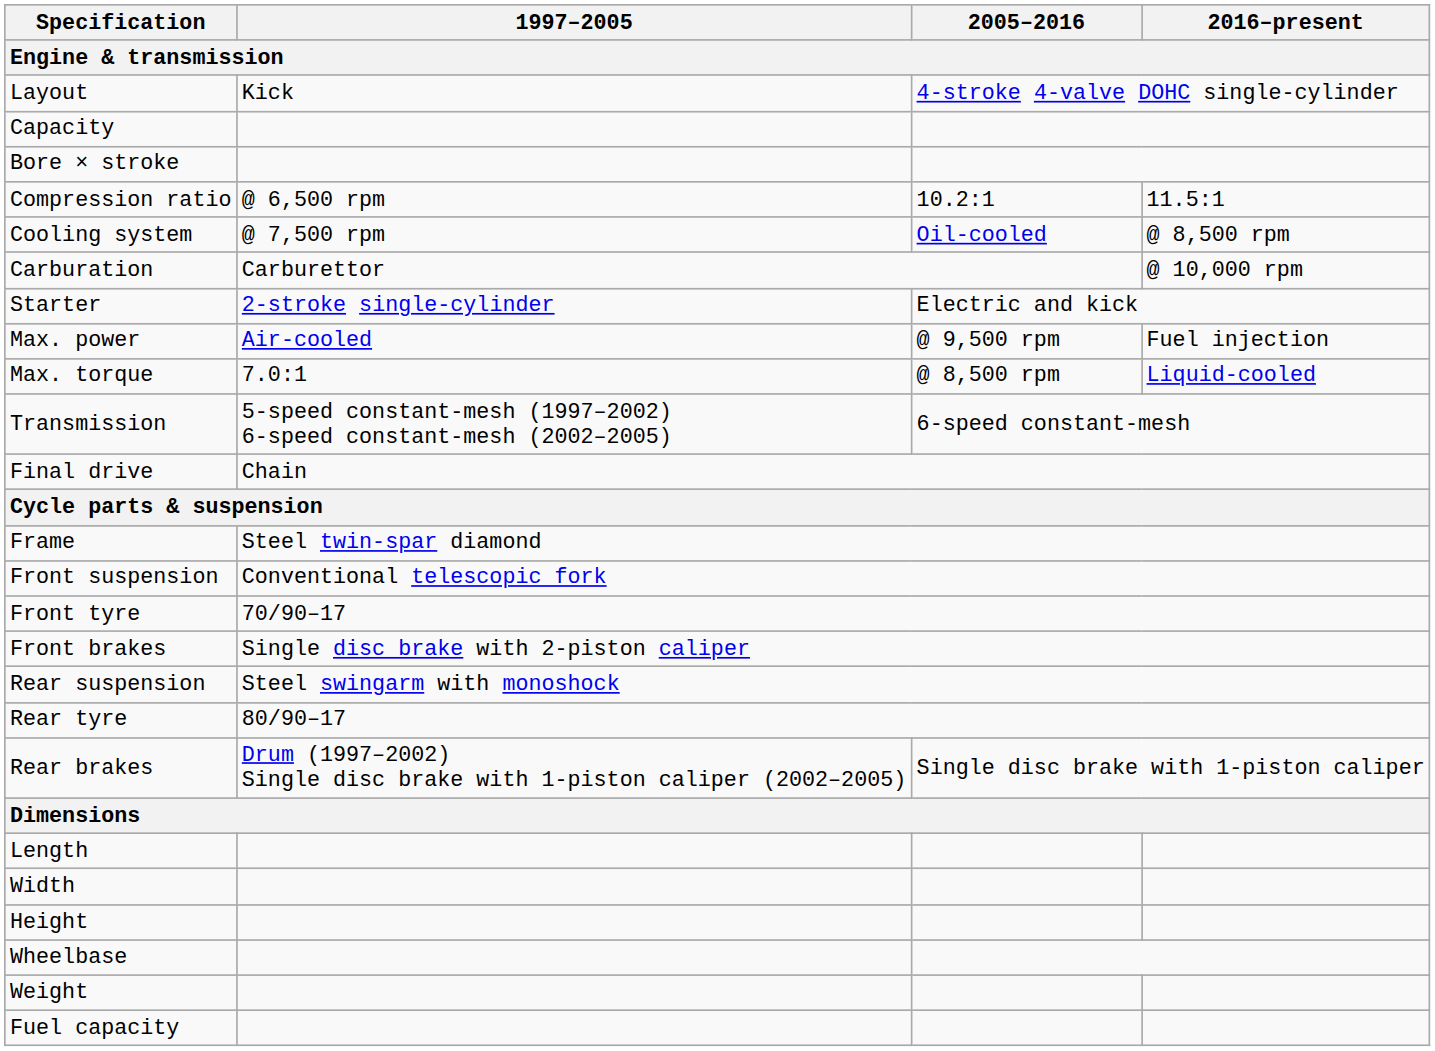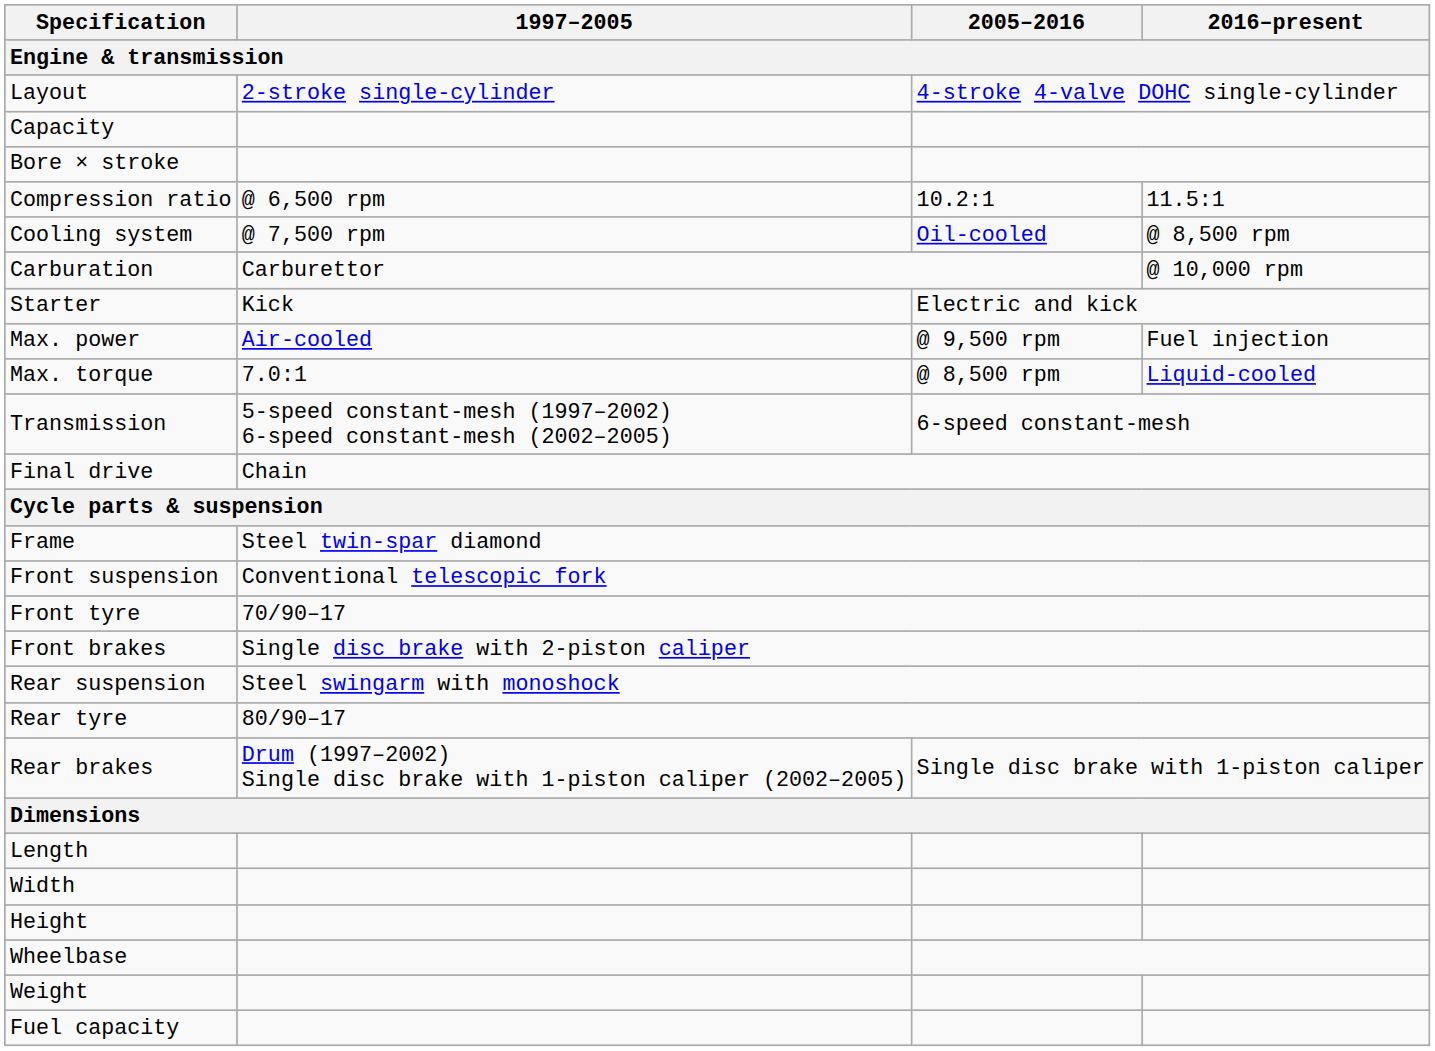(268, 93) Kick -> (398, 93) 2-stroke single-cylinder
(398, 306) 2-stroke single-cylinder -> (268, 306) Kick
